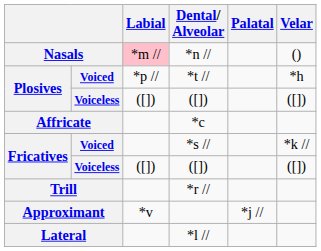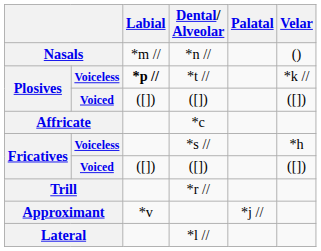(146, 54) pink background -> (146, 54) no background
(97, 77) Voiced -> (97, 77) Voiceless
(146, 76) normal -> (146, 76) bold
(297, 76) *h -> (297, 76) *k //
(97, 100) Voiceless -> (97, 100) Voiced
(97, 145) Voiced -> (97, 145) Voiceless
(297, 144) *k // -> (297, 144) *h
(97, 168) Voiceless -> (97, 168) Voiced
